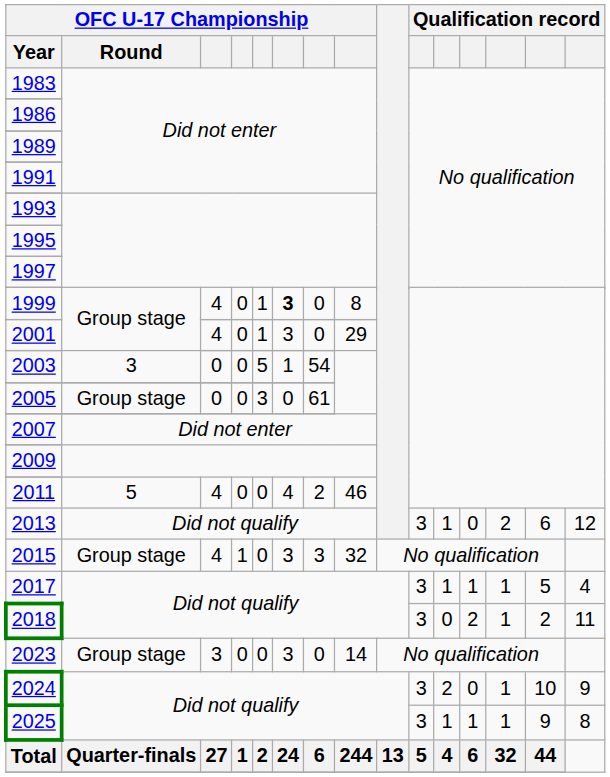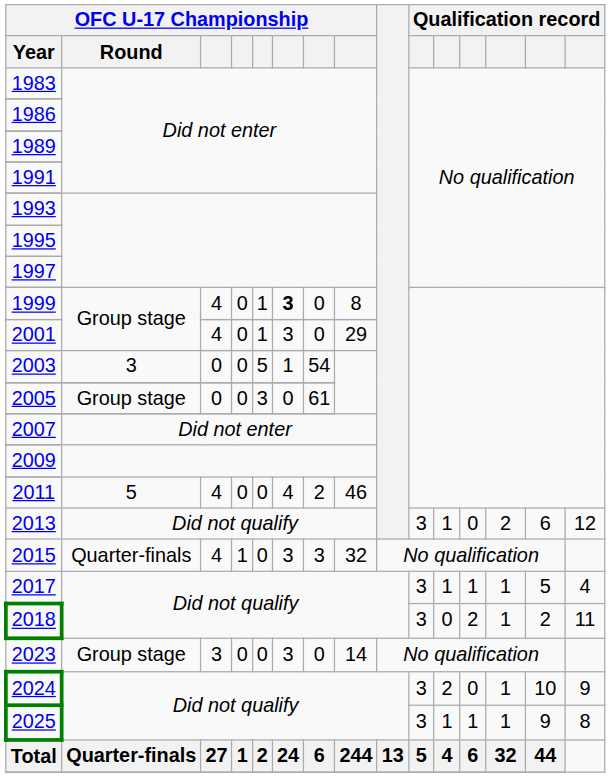(131, 555) Group stage -> (131, 555) Quarter-finals
